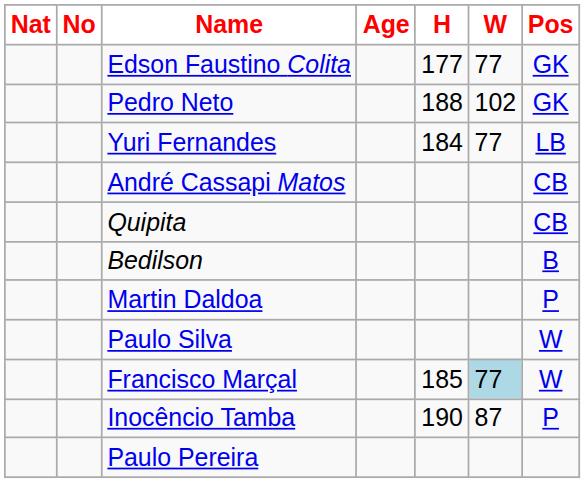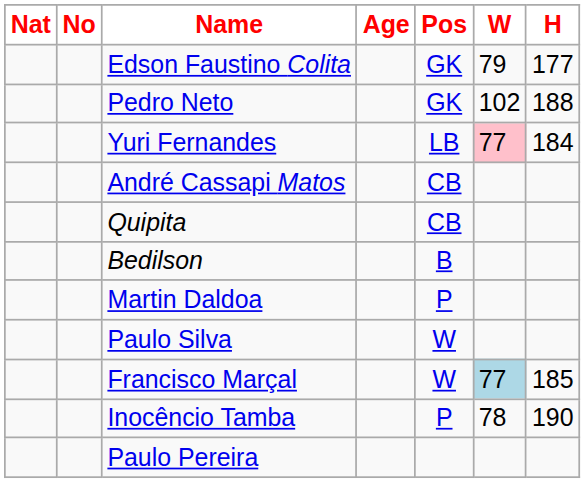columns swapped: (442, 25) <-> (551, 25)
(488, 64) 77 -> (493, 64) 79
(488, 143) no background -> (493, 143) pink background
(488, 419) 87 -> (493, 419) 78
